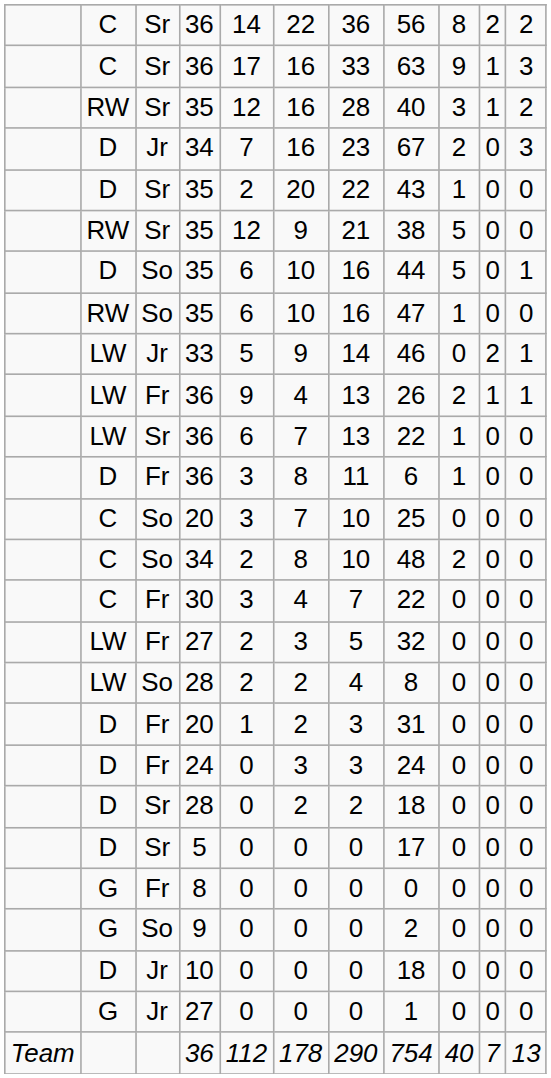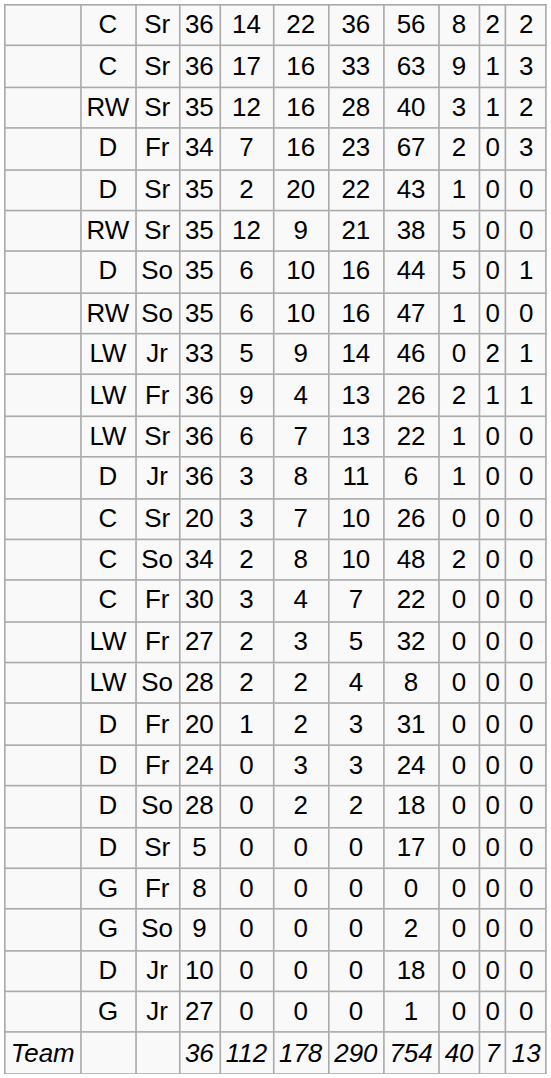(157, 148) Jr -> (157, 148) Fr
(157, 477) Fr -> (157, 477) Jr
(157, 518) So -> (157, 518) Sr
(411, 518) 25 -> (411, 518) 26
(157, 806) Sr -> (157, 806) So
